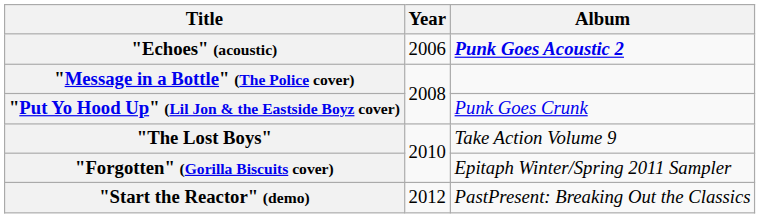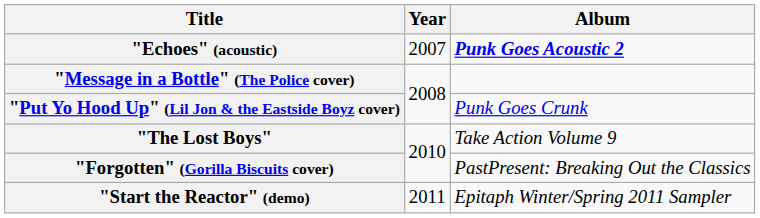(427, 49) 2006 -> (427, 49) 2007
(593, 167) Epitaph Winter/Spring 2011 Sampler -> (603, 167) PastPresent: Breaking Out the Classics
(427, 197) 2012 -> (427, 197) 2011
(603, 197) PastPresent: Breaking Out the Classics -> (593, 197) Epitaph Winter/Spring 2011 Sampler
